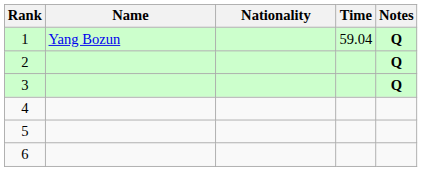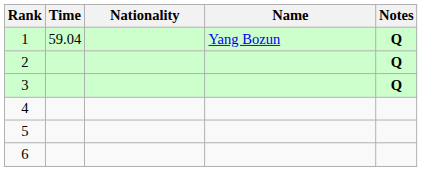columns swapped: (130, 16) <-> (356, 16)
